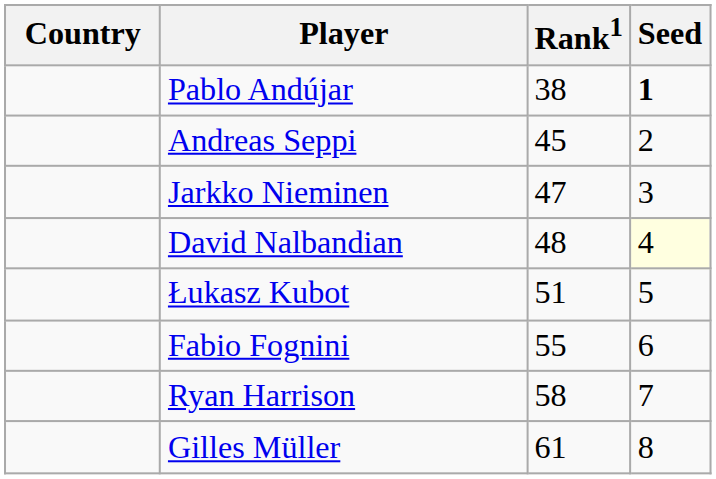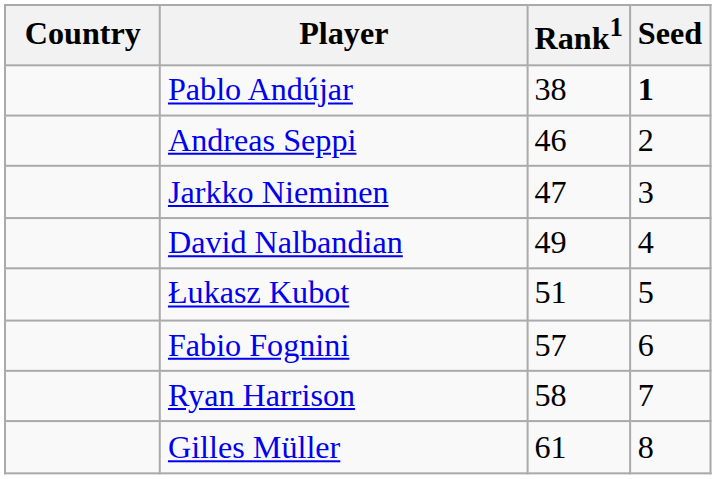(551, 140) 45 -> (551, 140) 46
(551, 242) 48 -> (551, 242) 49
(646, 242) lightyellow background -> (646, 242) no background
(551, 344) 55 -> (551, 344) 57
